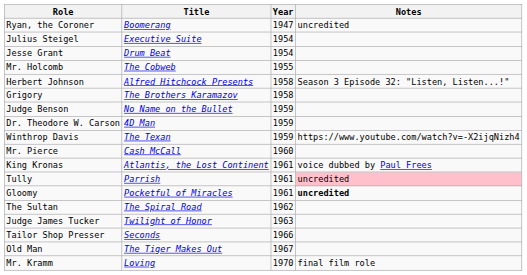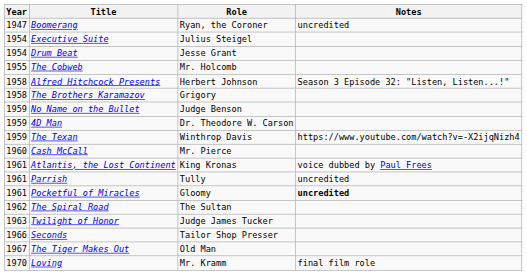columns swapped: (283, 11) <-> (63, 11)
(323, 179) pink background -> (323, 179) no background
